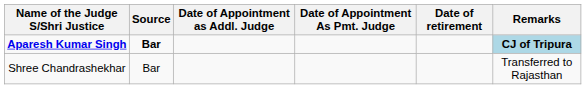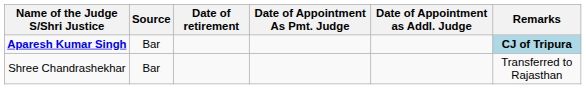columns swapped: (234, 19) <-> (454, 19)
(151, 44) bold -> (151, 44) normal
